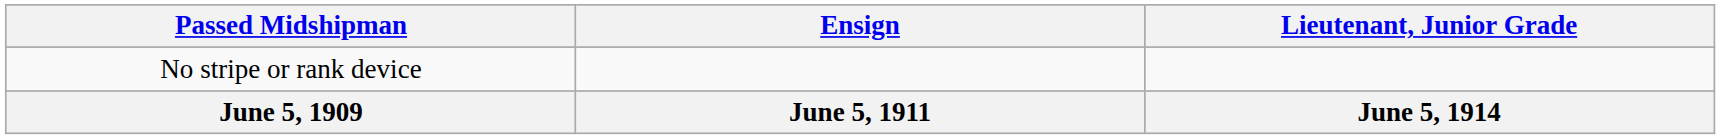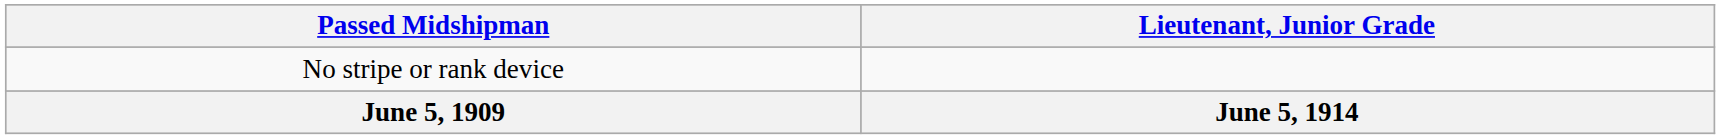- column: (860, 25)
